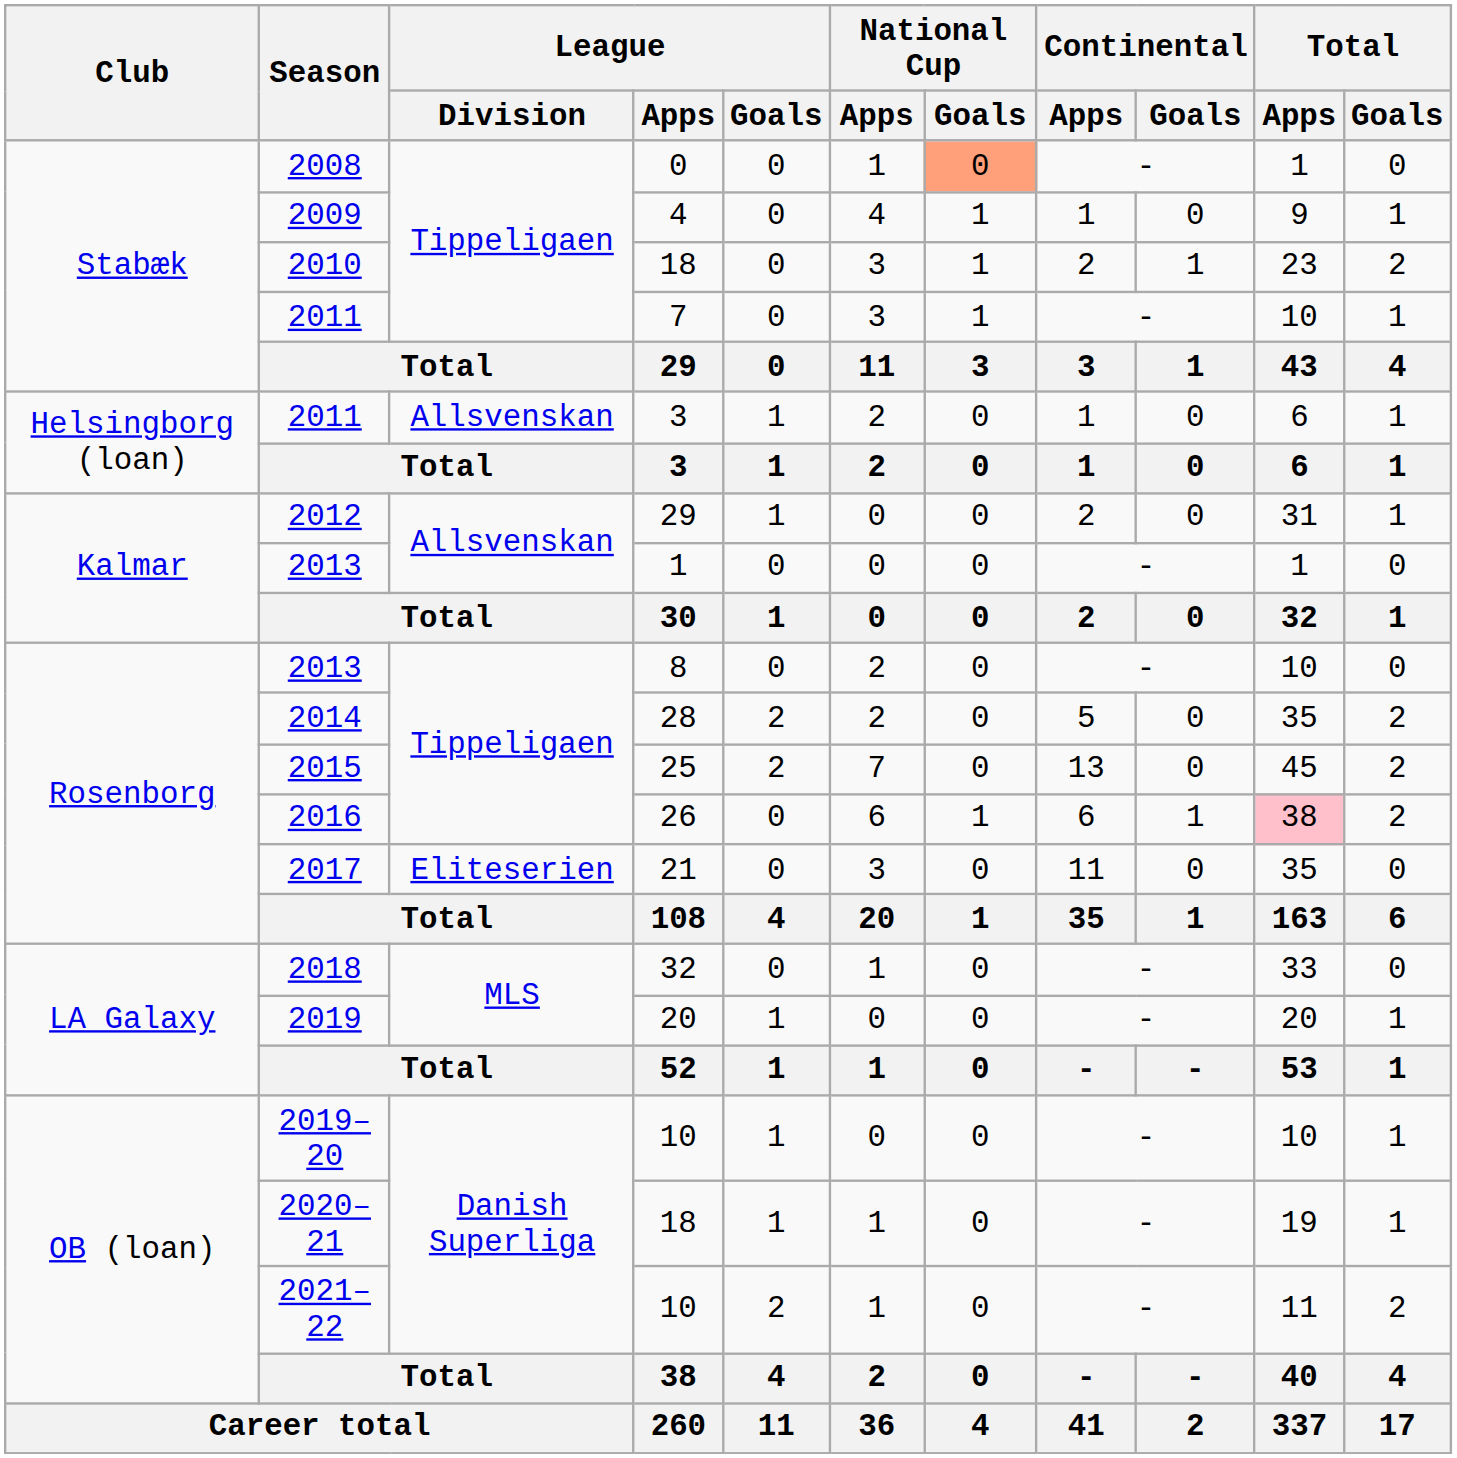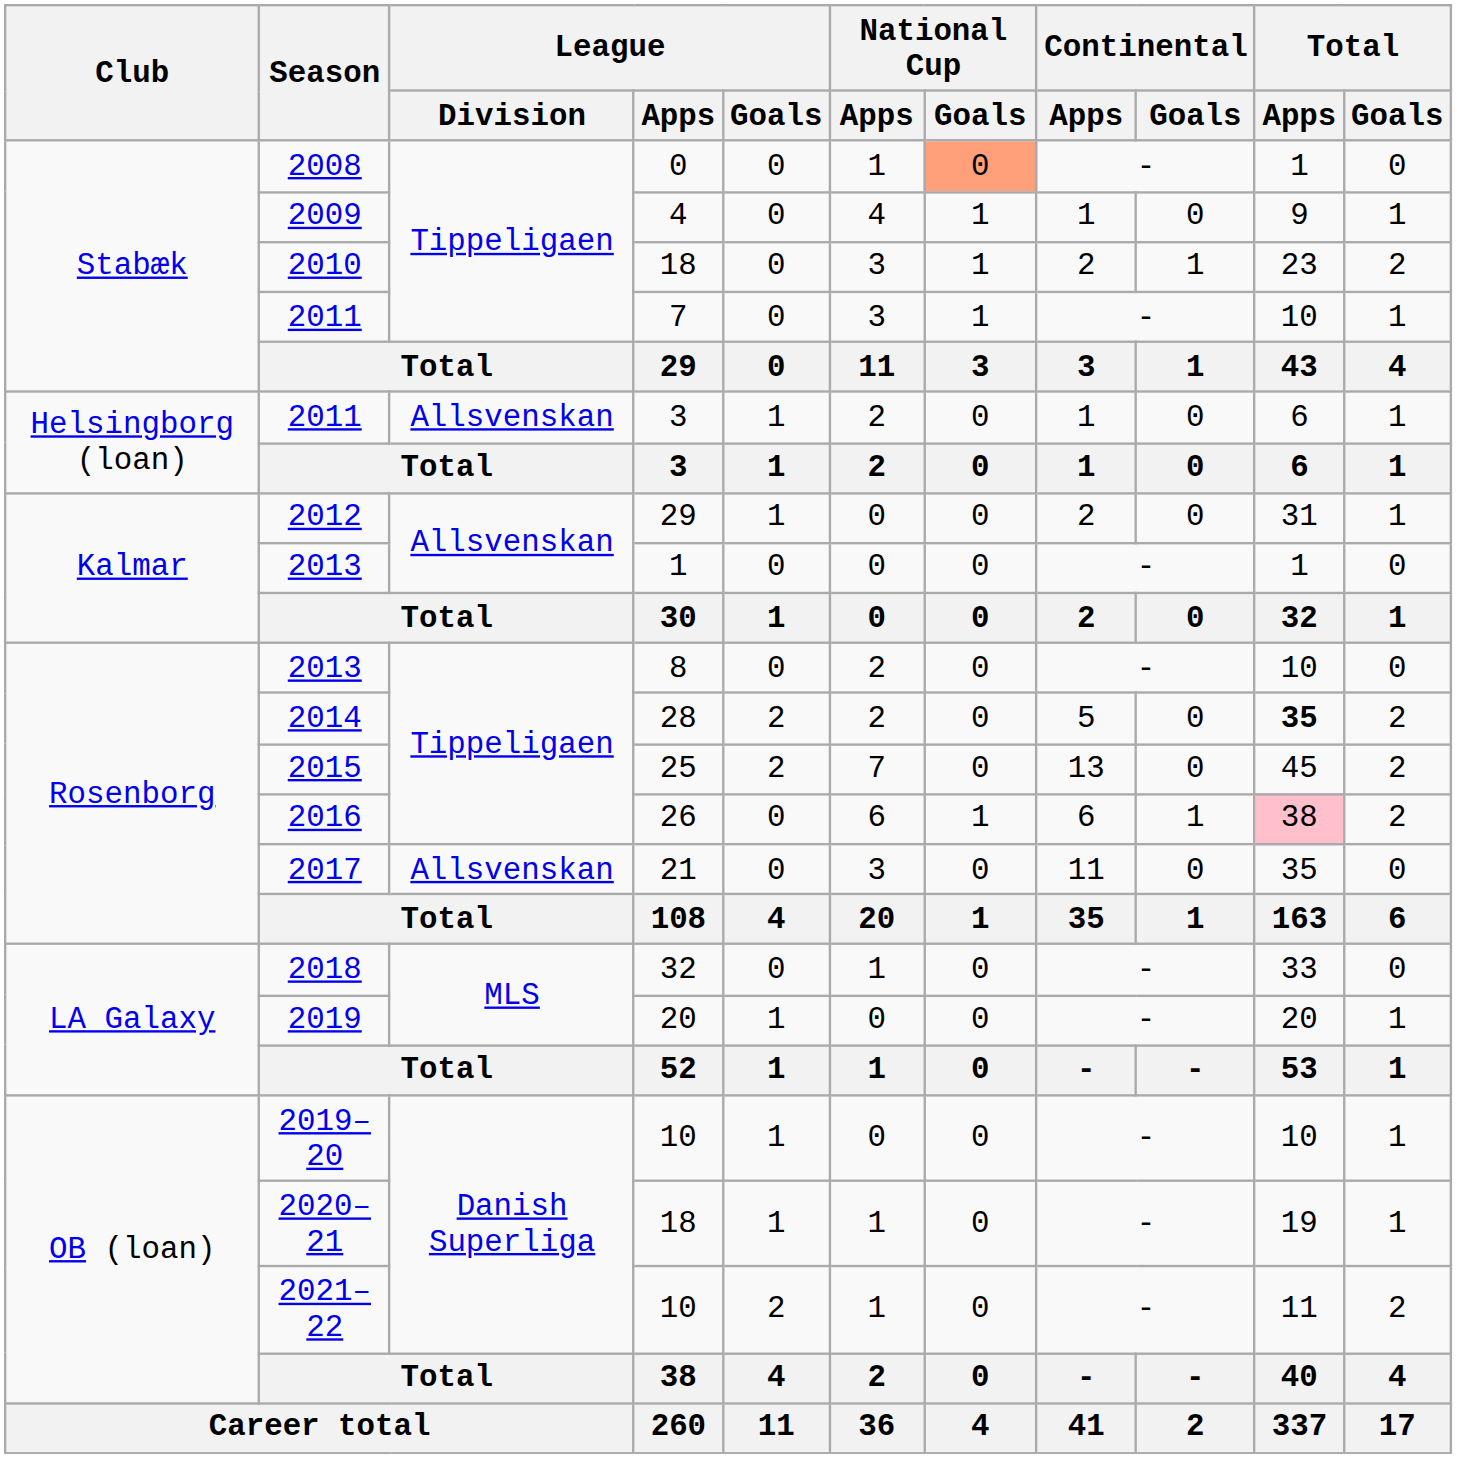(1299, 719) normal -> (1299, 719) bold
(512, 869) Eliteserien -> (512, 869) Allsvenskan
